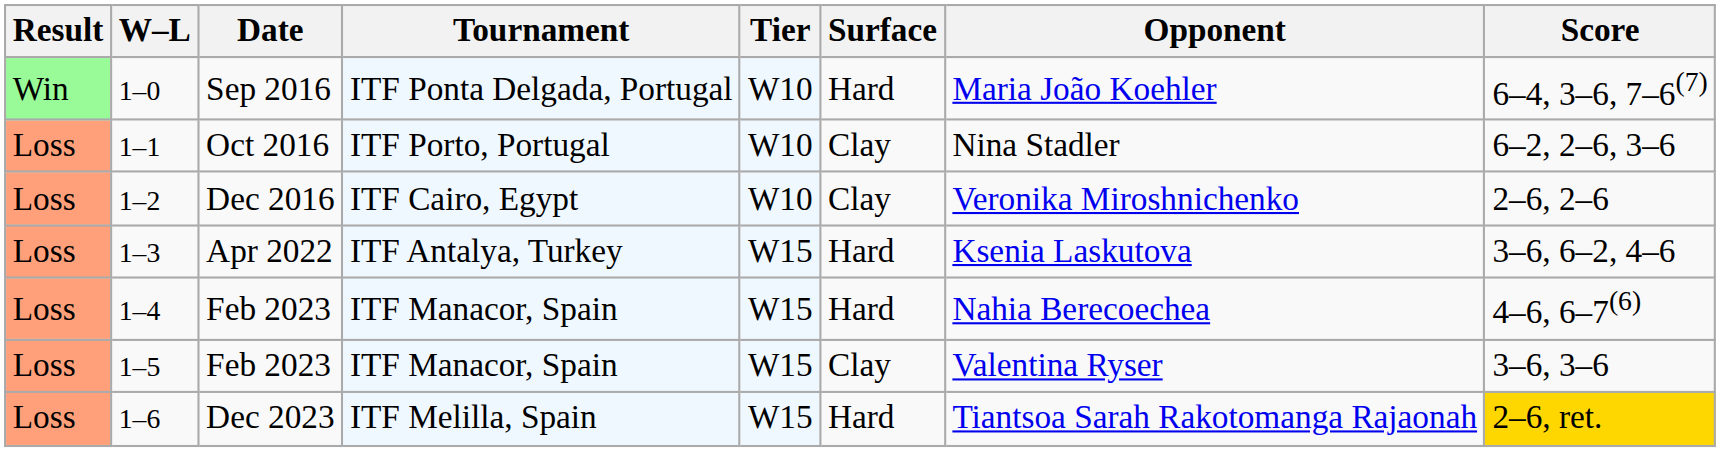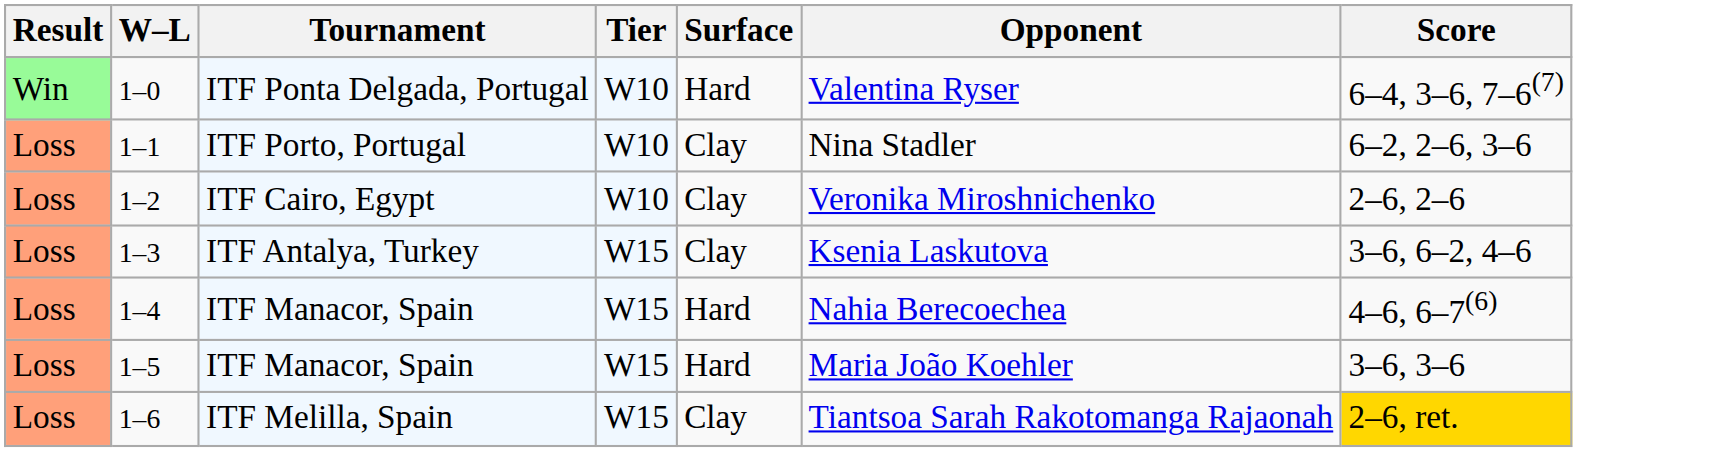- column: (270, 30)
(1085, 88) Maria João Koehler -> (914, 88) Valentina Ryser
(861, 251) Hard -> (716, 251) Clay
(859, 365) Clay -> (717, 365) Hard
(1058, 365) Valentina Ryser -> (941, 365) Maria João Koehler
(861, 418) Hard -> (716, 418) Clay
